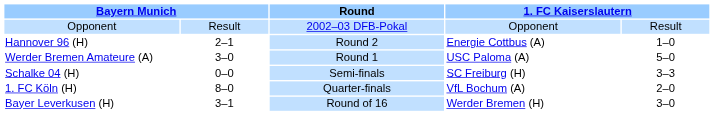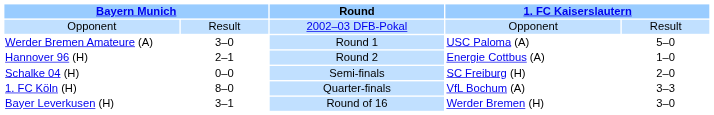rows swapped: (79, 57) <-> (46, 42)
(666, 73) 3–3 -> (666, 73) 2–0
(666, 88) 2–0 -> (666, 88) 3–3
